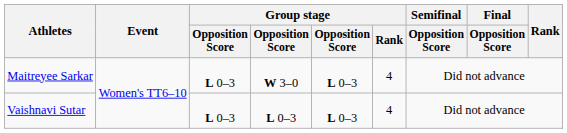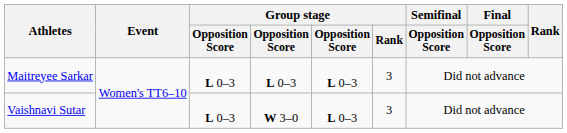(281, 83) W 3–0 -> (281, 83) L 0–3
(389, 75) 4 -> (389, 75) 3
(281, 118) L 0–3 -> (281, 118) W 3–0
(389, 110) 4 -> (389, 110) 3
